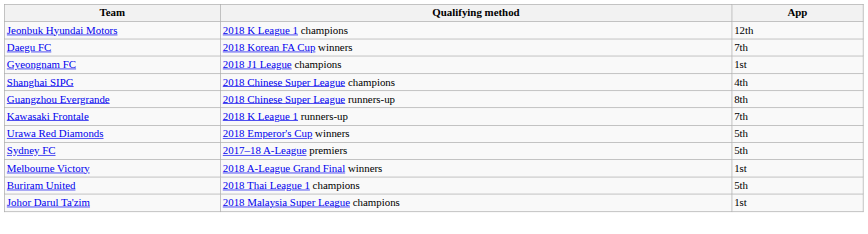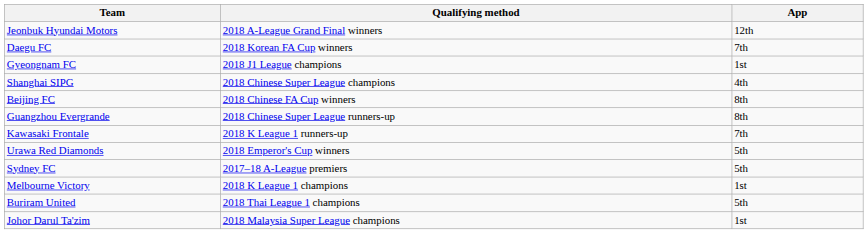(285, 30) 2018 K League 1 champions -> (303, 30) 2018 A-League Grand Final winners
+ row: (31, 99)
(303, 168) 2018 A-League Grand Final winners -> (285, 185) 2018 K League 1 champions
